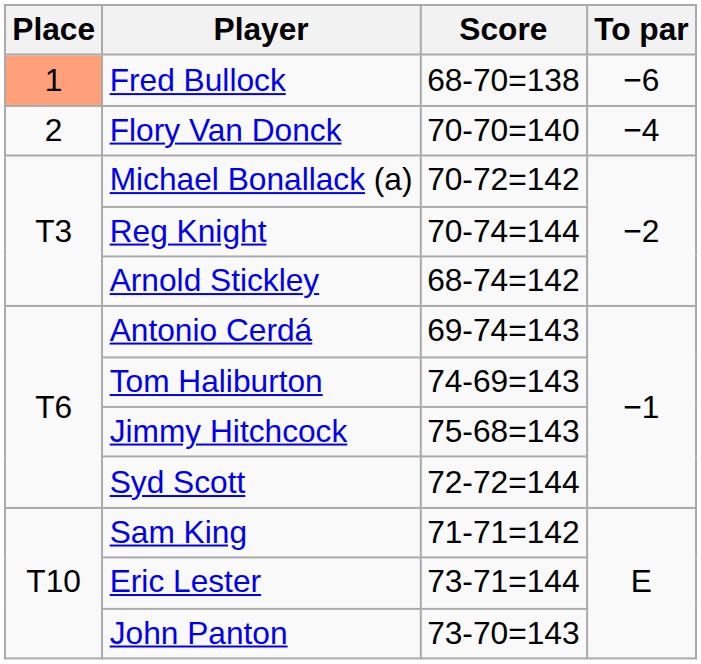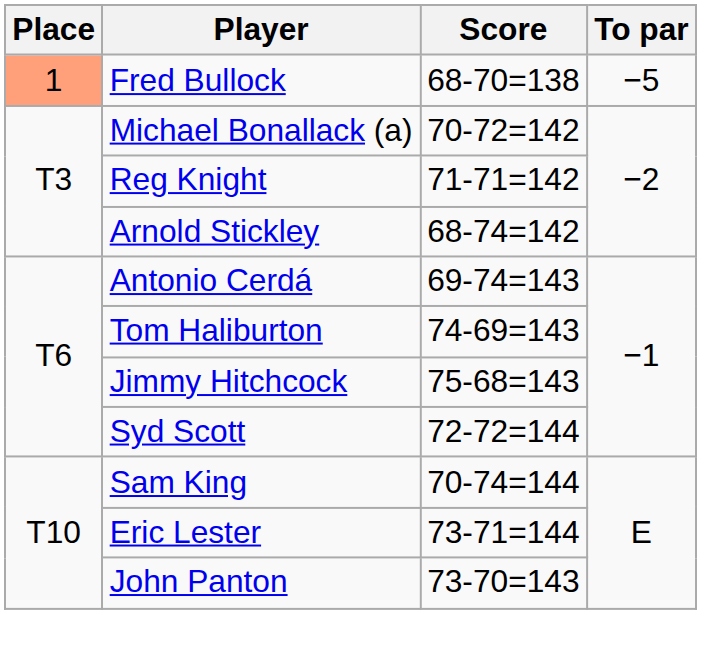(641, 79) −6 -> (641, 79) −5
- row: (226, 130)
(503, 230) 70-74=144 -> (503, 180) 71-71=142
(503, 532) 71-71=142 -> (503, 481) 70-74=144
